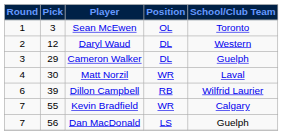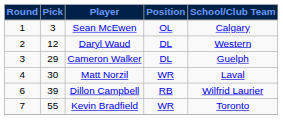(233, 28) Toronto -> (233, 28) Calgary
(233, 106) Calgary -> (233, 106) Toronto
- row: (105, 122)
